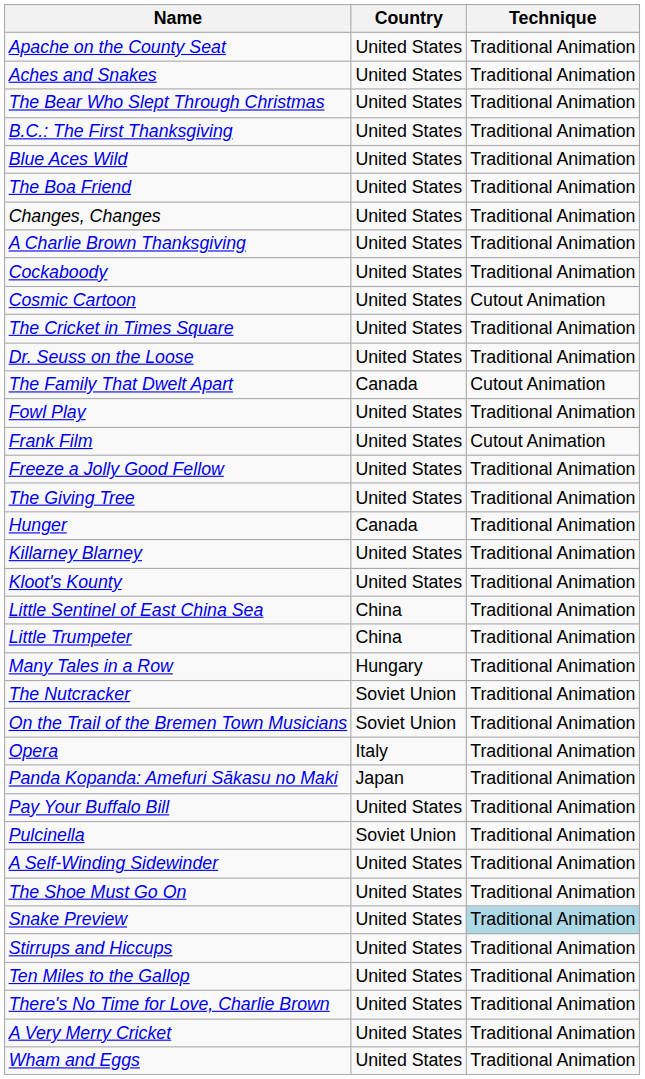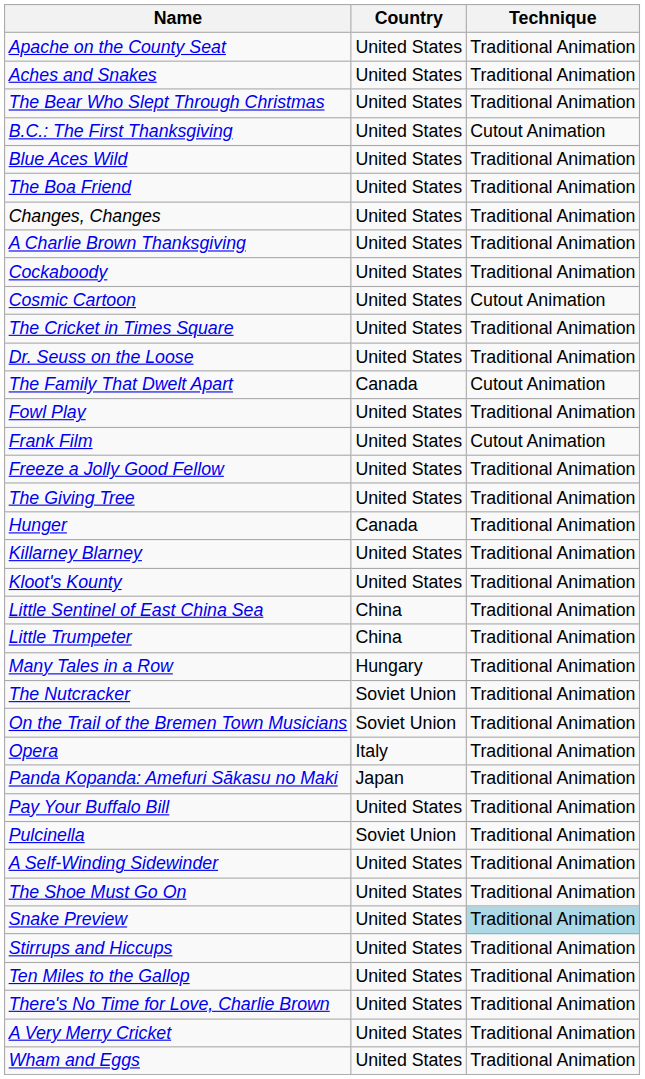(553, 131) Traditional Animation -> (538, 131) Cutout Animation
